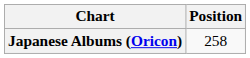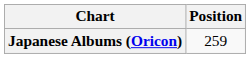(216, 41) 258 -> (216, 41) 259
